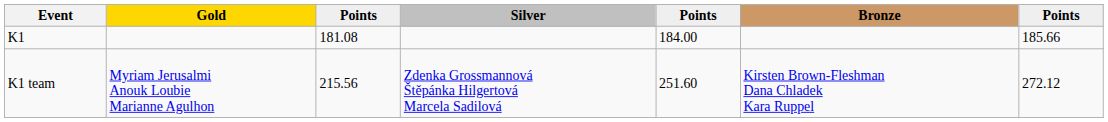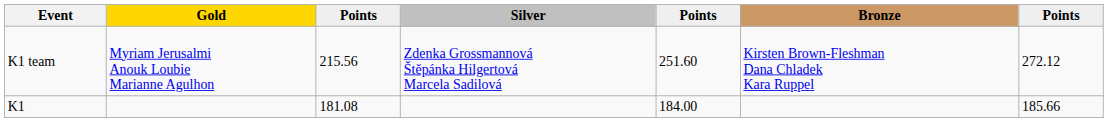rows swapped: (16, 37) <-> (31, 83)
